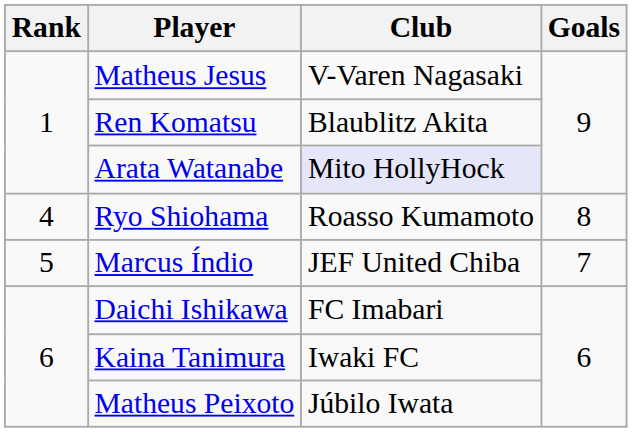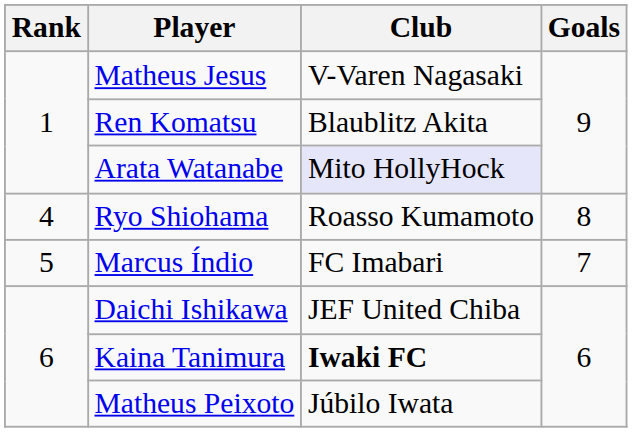(414, 262) JEF United Chiba -> (376, 262) FC Imabari
(376, 309) FC Imabari -> (414, 309) JEF United Chiba
(363, 356) normal -> (368, 356) bold
